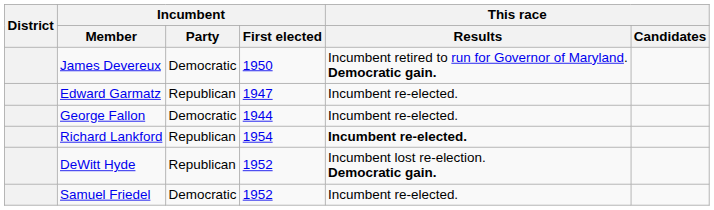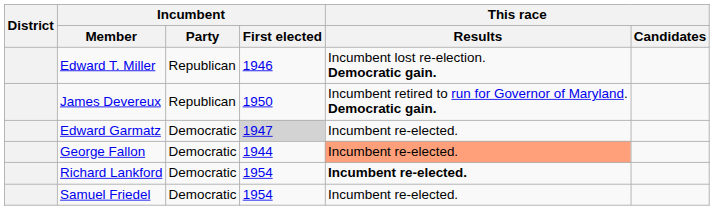+ row: (108, 65)
(203, 65) Democratic -> (202, 101) Republican
(202, 94) Republican -> (203, 130) Democratic
(258, 94) no background -> (258, 130) lightgrey background
(393, 115) no background -> (393, 151) lightsalmon background
(202, 136) Republican -> (203, 173) Democratic
- row: (98, 165)
(258, 194) 1952 -> (258, 194) 1954
